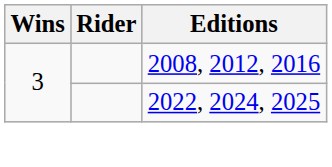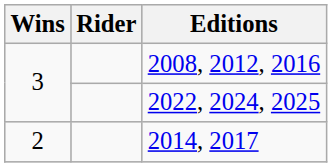+ row: (203, 141)
